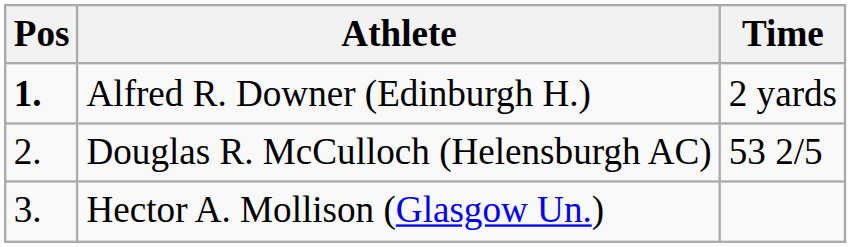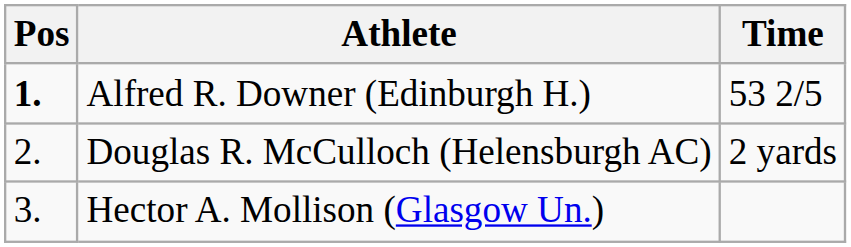(783, 92) 2 yards -> (776, 92) 53 2/5
(776, 151) 53 2/5 -> (783, 151) 2 yards
